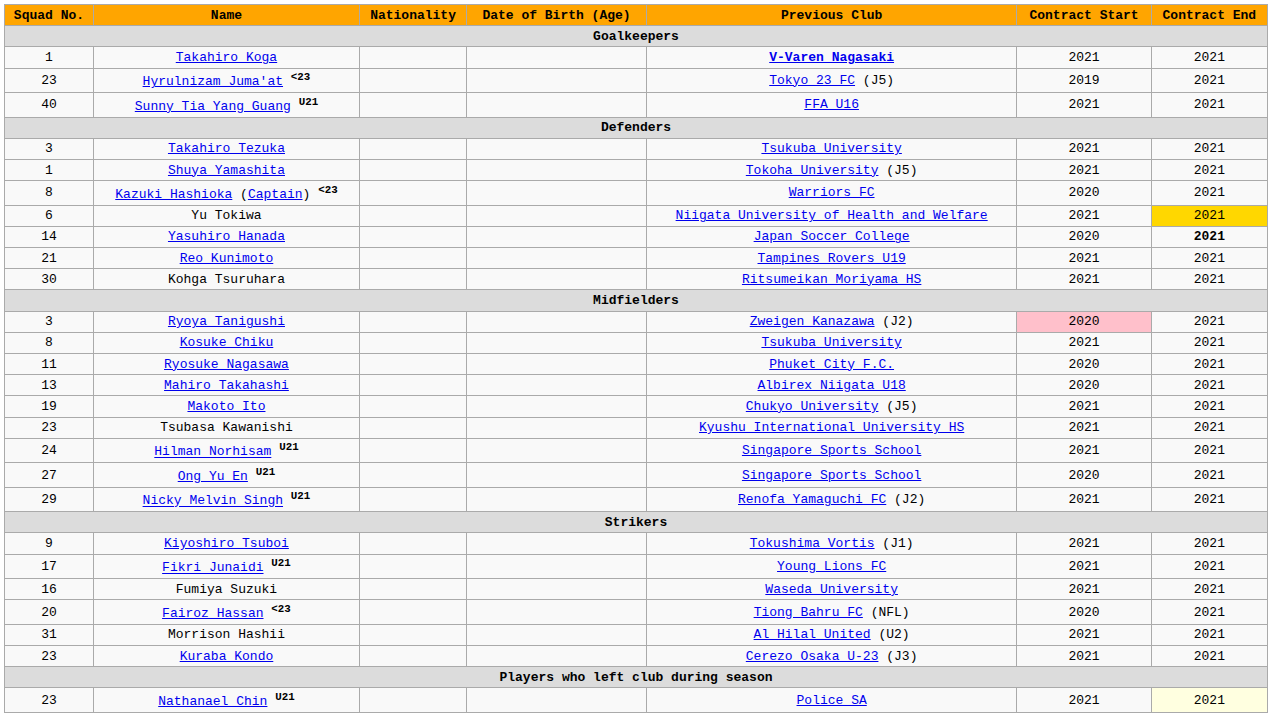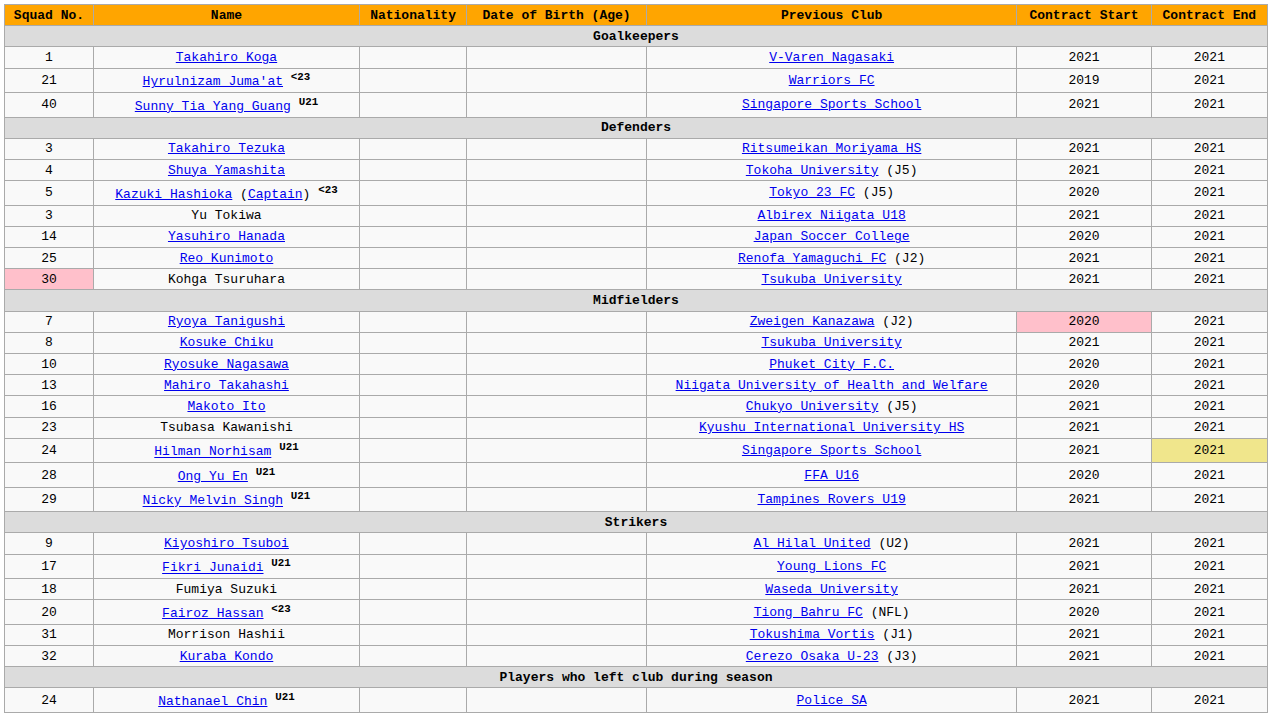(832, 57) bold -> (832, 57) normal
(49, 80) 23 -> (49, 80) 21
(832, 80) Tokyo 23 FC (J5) -> (832, 80) Warriors FC
(832, 105) FFA U16 -> (832, 105) Singapore Sports School
(832, 149) Tsukuba University -> (832, 149) Ritsumeikan Moriyama HS
(49, 170) 1 -> (49, 170) 4
(49, 193) 8 -> (49, 193) 5
(832, 193) Warriors FC -> (832, 193) Tokyo 23 FC (J5)
(49, 216) 6 -> (49, 216) 3
(832, 216) Niigata University of Health and Welfare -> (832, 216) Albirex Niigata U18
(1209, 216) gold background -> (1209, 216) no background
(1209, 237) bold -> (1209, 237) normal
(49, 258) 21 -> (49, 258) 25
(832, 258) Tampines Rovers U19 -> (832, 258) Renofa Yamaguchi FC (J2)
(49, 279) no background -> (49, 279) pink background
(832, 279) Ritsumeikan Moriyama HS -> (832, 279) Tsukuba University
(49, 322) 3 -> (49, 322) 7
(49, 364) 11 -> (49, 364) 10
(832, 385) Albirex Niigata U18 -> (832, 385) Niigata University of Health and Welfare
(49, 406) 19 -> (49, 406) 16
(1209, 450) no background -> (1209, 450) khaki background
(49, 475) 27 -> (49, 475) 28
(832, 475) Singapore Sports School -> (832, 475) FFA U16
(832, 500) Renofa Yamaguchi FC (J2) -> (832, 500) Tampines Rovers U19
(832, 544) Tokushima Vortis (J1) -> (832, 544) Al Hilal United (U2)
(49, 589) 16 -> (49, 589) 18
(832, 635) Al Hilal United (U2) -> (832, 635) Tokushima Vortis (J1)
(49, 656) 23 -> (49, 656) 32
(49, 700) 23 -> (49, 700) 24
(1209, 700) lightyellow background -> (1209, 700) no background
